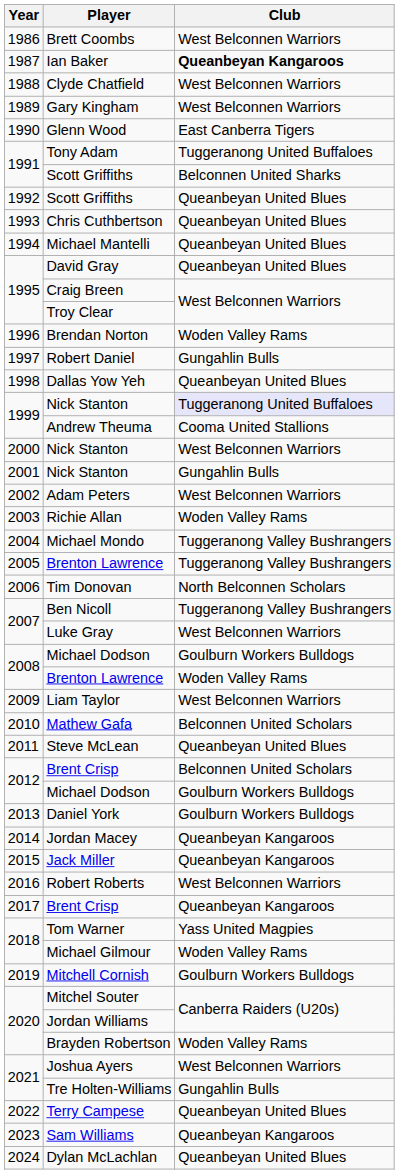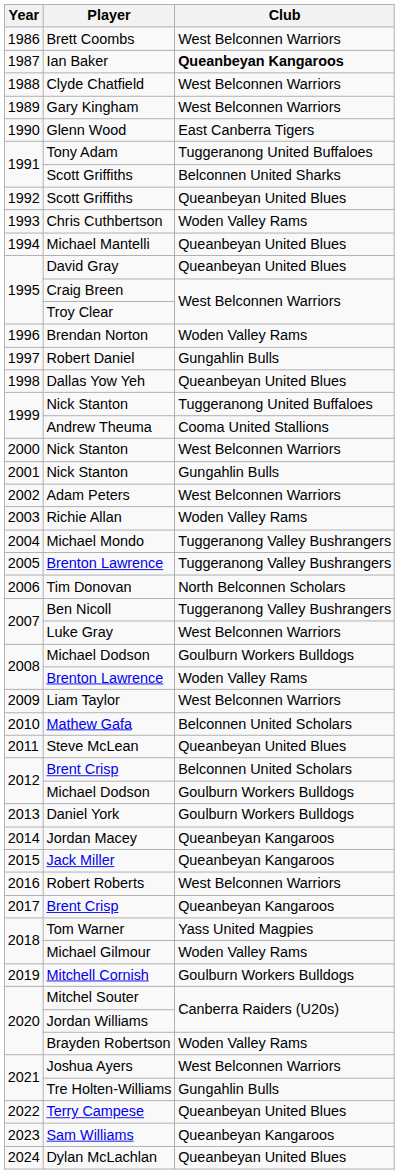(262, 221) Queanbeyan United Blues -> (243, 221) Woden Valley Rams
(275, 404) lavender background -> (275, 404) no background
